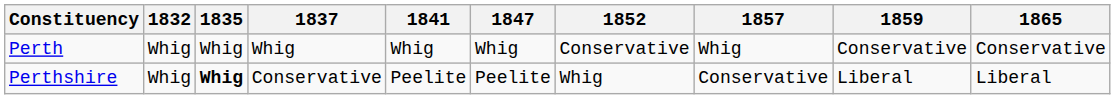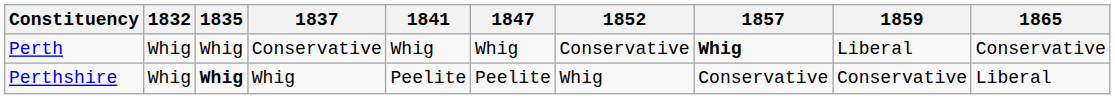(273, 49) Whig -> (317, 49) Conservative
(720, 49) normal -> (720, 49) bold
(902, 49) Conservative -> (875, 49) Liberal
(317, 78) Conservative -> (273, 78) Whig
(875, 78) Liberal -> (902, 78) Conservative
